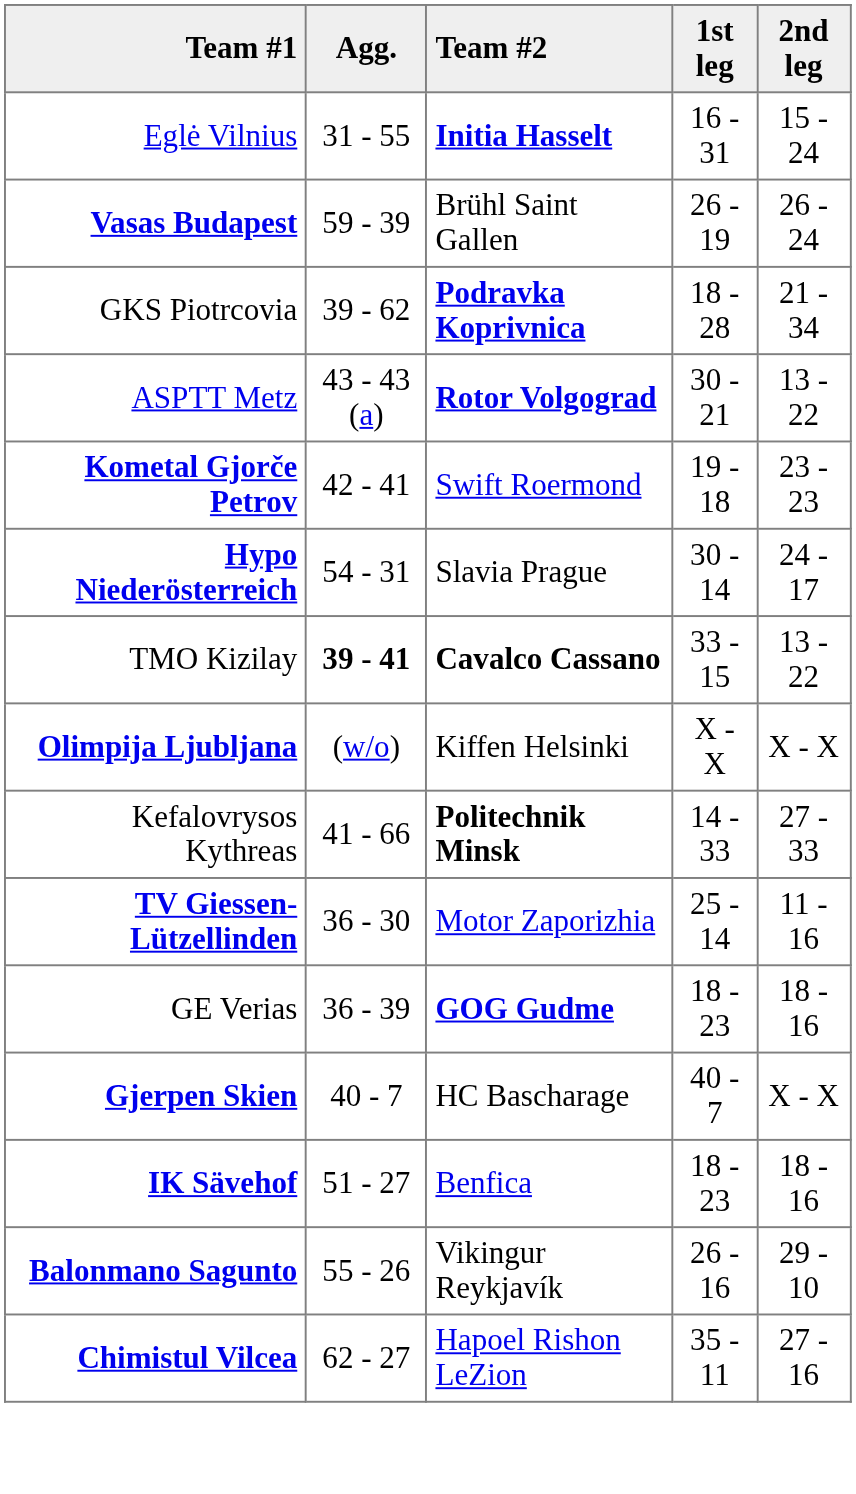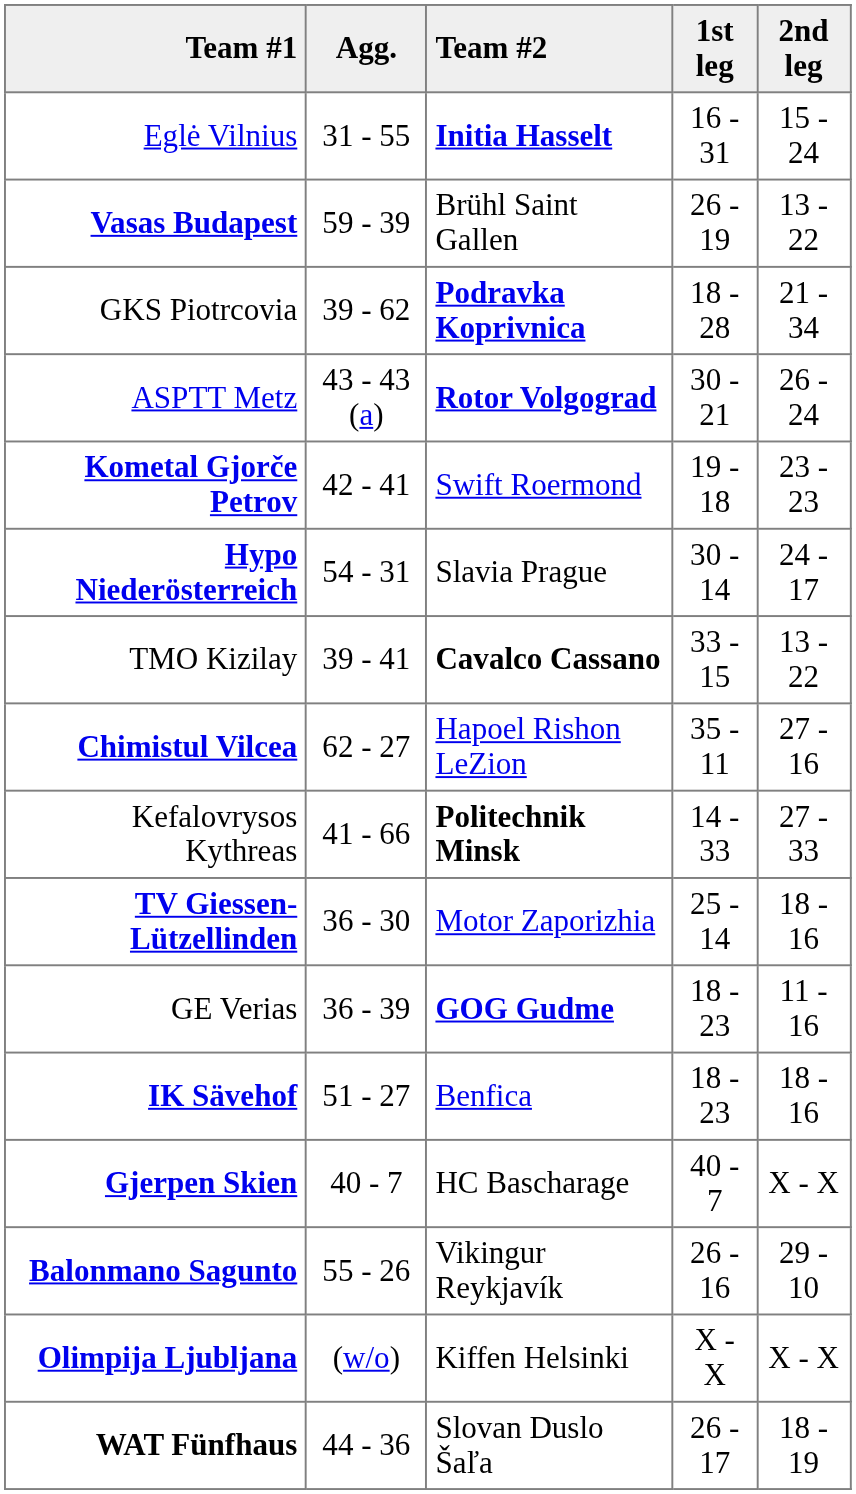(804, 222) 26 - 24 -> (804, 222) 13 - 22
(804, 397) 13 - 22 -> (804, 397) 26 - 24
(366, 659) bold -> (366, 659) normal
rows swapped: (187, 1357) <-> (167, 746)
(804, 921) 11 - 16 -> (804, 921) 18 - 16
(804, 1008) 18 - 16 -> (804, 1008) 11 - 16
rows swapped: (201, 1095) <-> (223, 1183)
+ row: (196, 1444)
